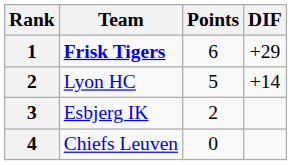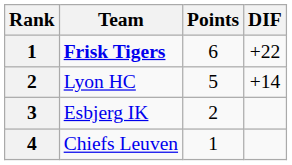(265, 50) +29 -> (265, 50) +22
(213, 143) 0 -> (213, 143) 1
